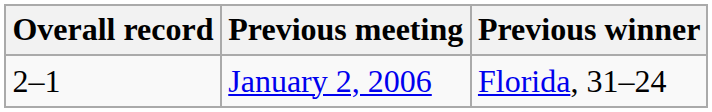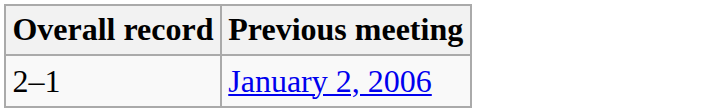- column: (589, 29)
